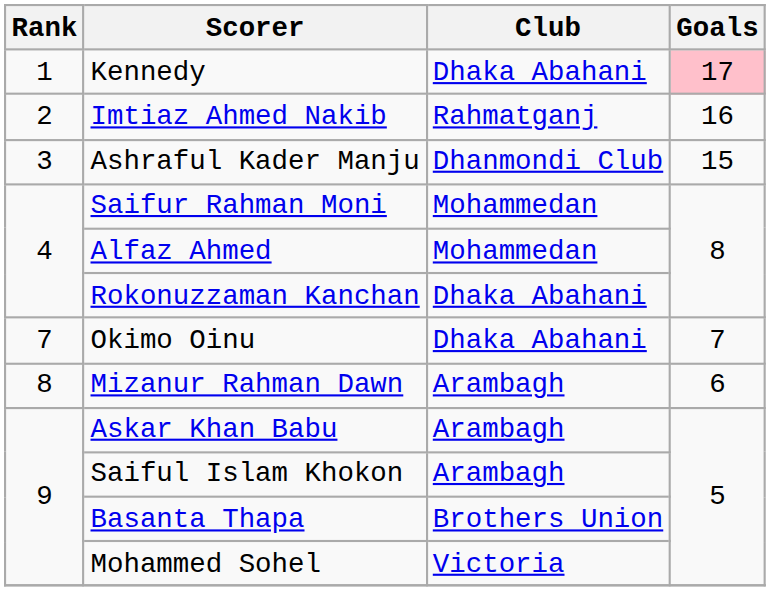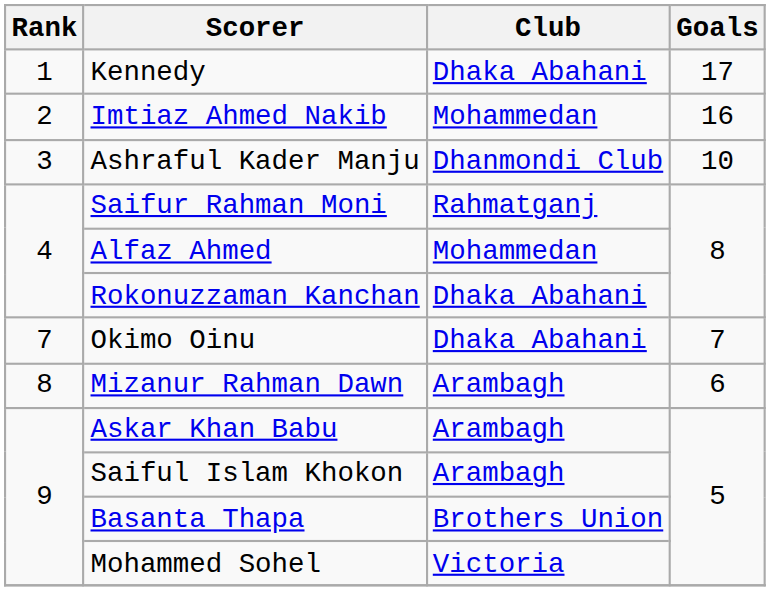(717, 72) pink background -> (717, 72) no background
(515, 117) Rahmatganj -> (515, 117) Mohammedan
(717, 162) 15 -> (717, 162) 10
(515, 206) Mohammedan -> (515, 206) Rahmatganj
